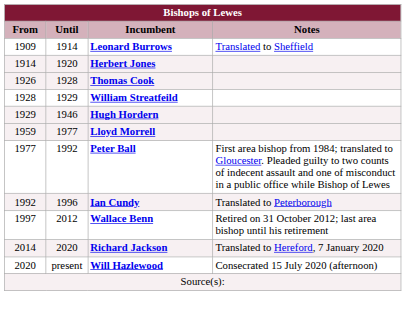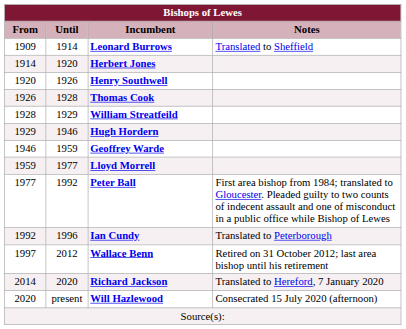+ row: (129, 81)
+ row: (127, 149)
